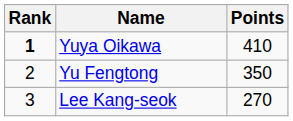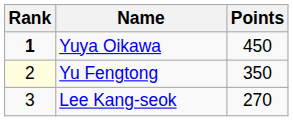(257, 45) 410 -> (257, 45) 450
(30, 73) no background -> (30, 73) lightyellow background
